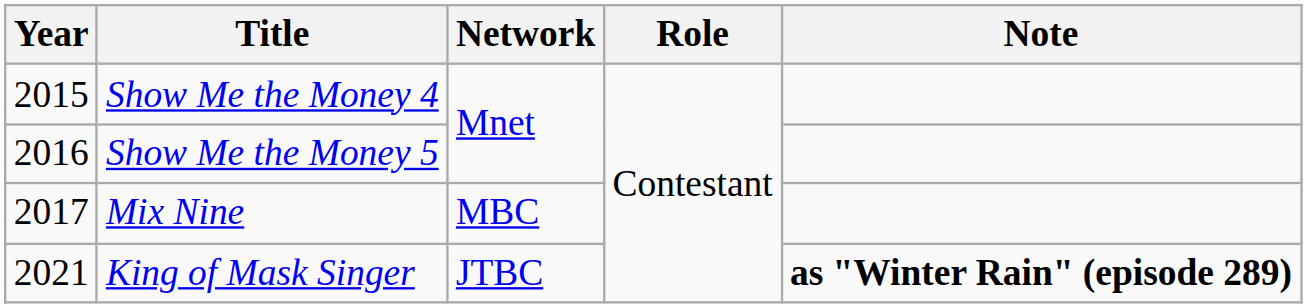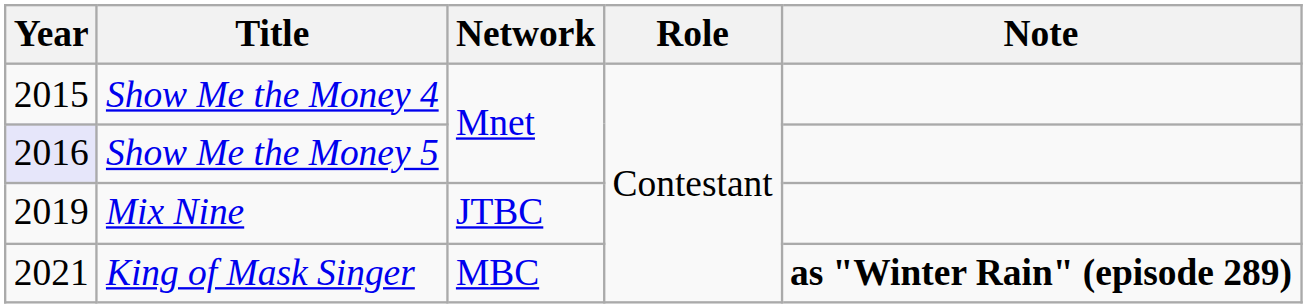(51, 152) no background -> (51, 152) lavender background
(51, 212) 2017 -> (51, 212) 2019
(498, 212) MBC -> (500, 212) JTBC
(500, 271) JTBC -> (498, 271) MBC
